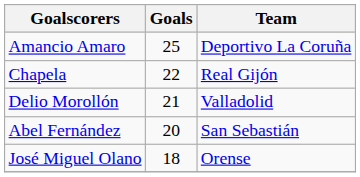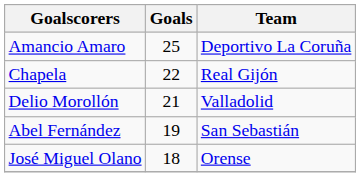(171, 130) 20 -> (171, 130) 19
